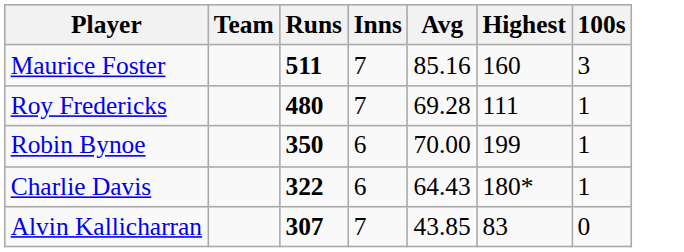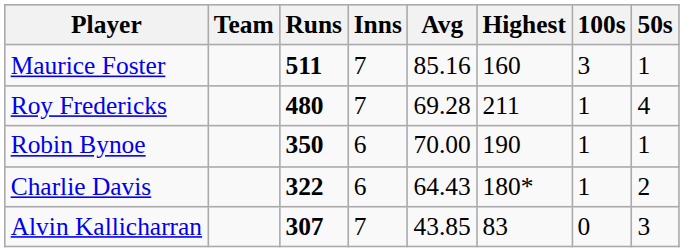+ column: (655, 24)
(501, 105) 111 -> (501, 105) 211
(502, 145) 199 -> (502, 145) 190
